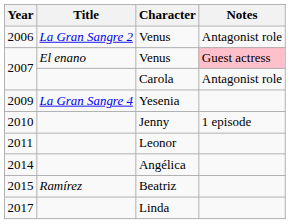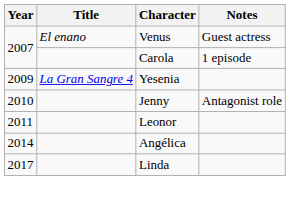- row: (20, 36)
(236, 58) pink background -> (236, 36) no background
(242, 79) Antagonist role -> (227, 58) 1 episode
(227, 122) 1 episode -> (242, 101) Antagonist role
- row: (20, 186)
